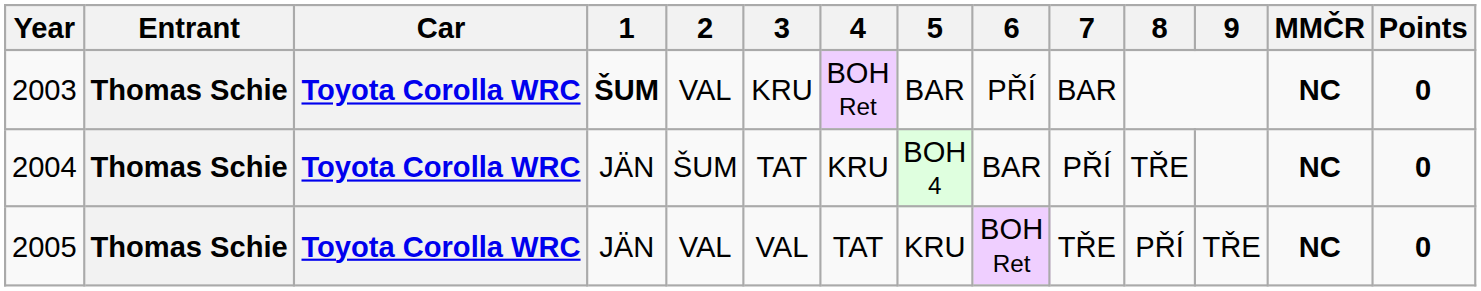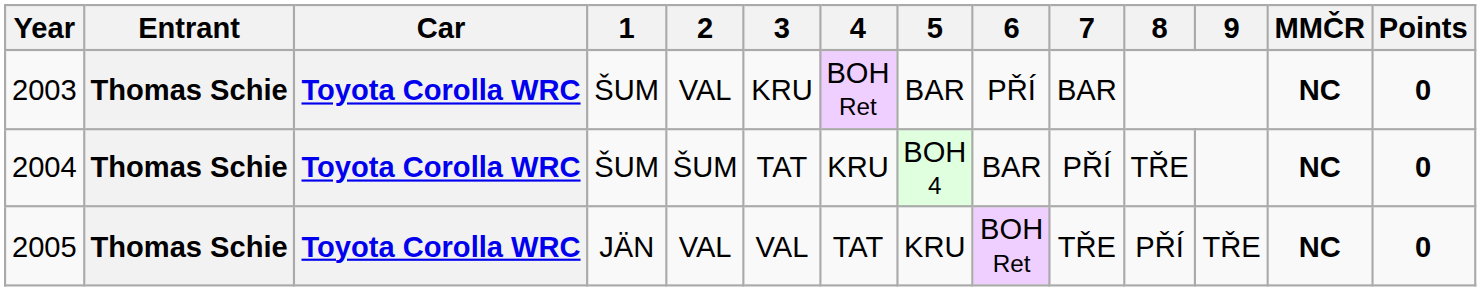(627, 90) bold -> (627, 90) normal
(627, 168) JÄN -> (627, 168) ŠUM
